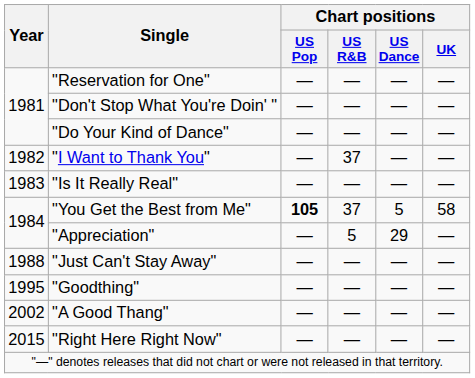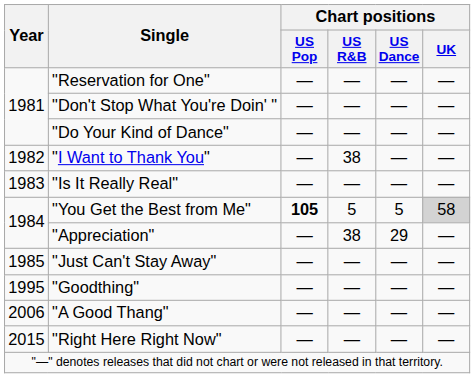(352, 158) 37 -> (352, 158) 38
(352, 209) 37 -> (352, 209) 5
(446, 209) no background -> (446, 209) lightgrey background
(352, 235) 5 -> (352, 235) 38
(26, 261) 1988 -> (26, 261) 1985
(26, 313) 2002 -> (26, 313) 2006
